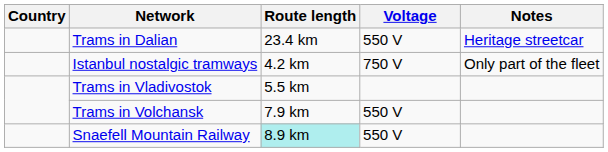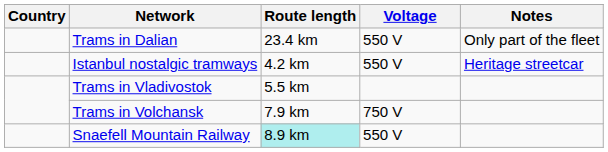(524, 40) Heritage streetcar -> (532, 40) Only part of the fleet
(383, 64) 750 V -> (383, 64) 550 V
(532, 64) Only part of the fleet -> (524, 64) Heritage streetcar
(383, 111) 550 V -> (383, 111) 750 V
